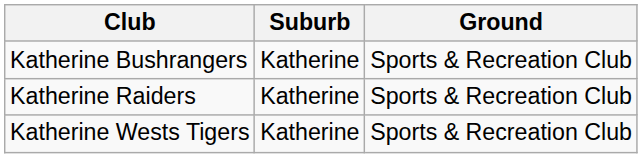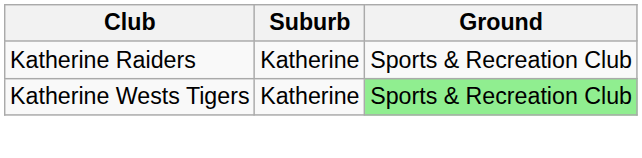- row: (129, 59)
(501, 133) no background -> (501, 96) lightgreen background
